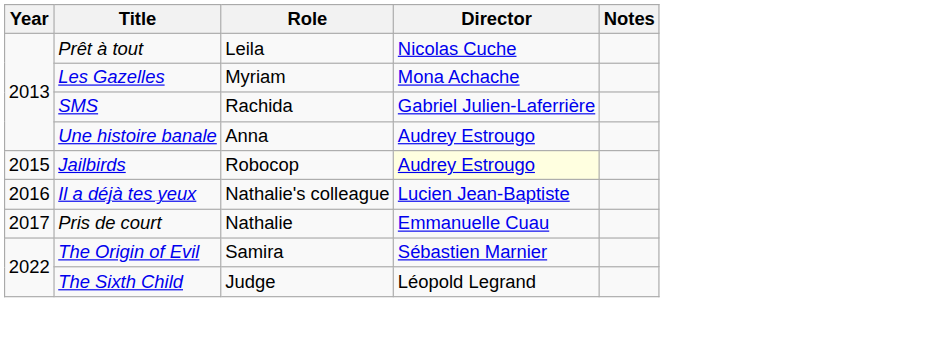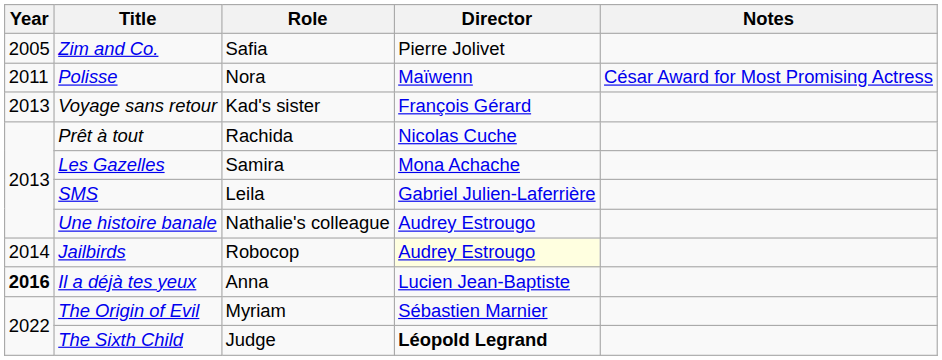+ row: (108, 48)
+ row: (88, 77)
+ row: (138, 106)
(245, 48) Leila -> (259, 135) Rachida
(255, 77) Myriam -> (255, 164) Samira
(259, 106) Rachida -> (245, 194) Leila
(247, 135) Anna -> (308, 223) Nathalie's colleague
(29, 164) 2015 -> (29, 252) 2014
(29, 194) normal -> (29, 281) bold
(307, 194) Nathalie's colleague -> (247, 281) Anna
- row: (110, 223)
(254, 252) Samira -> (256, 310) Myriam
(467, 281) normal -> (473, 340) bold
